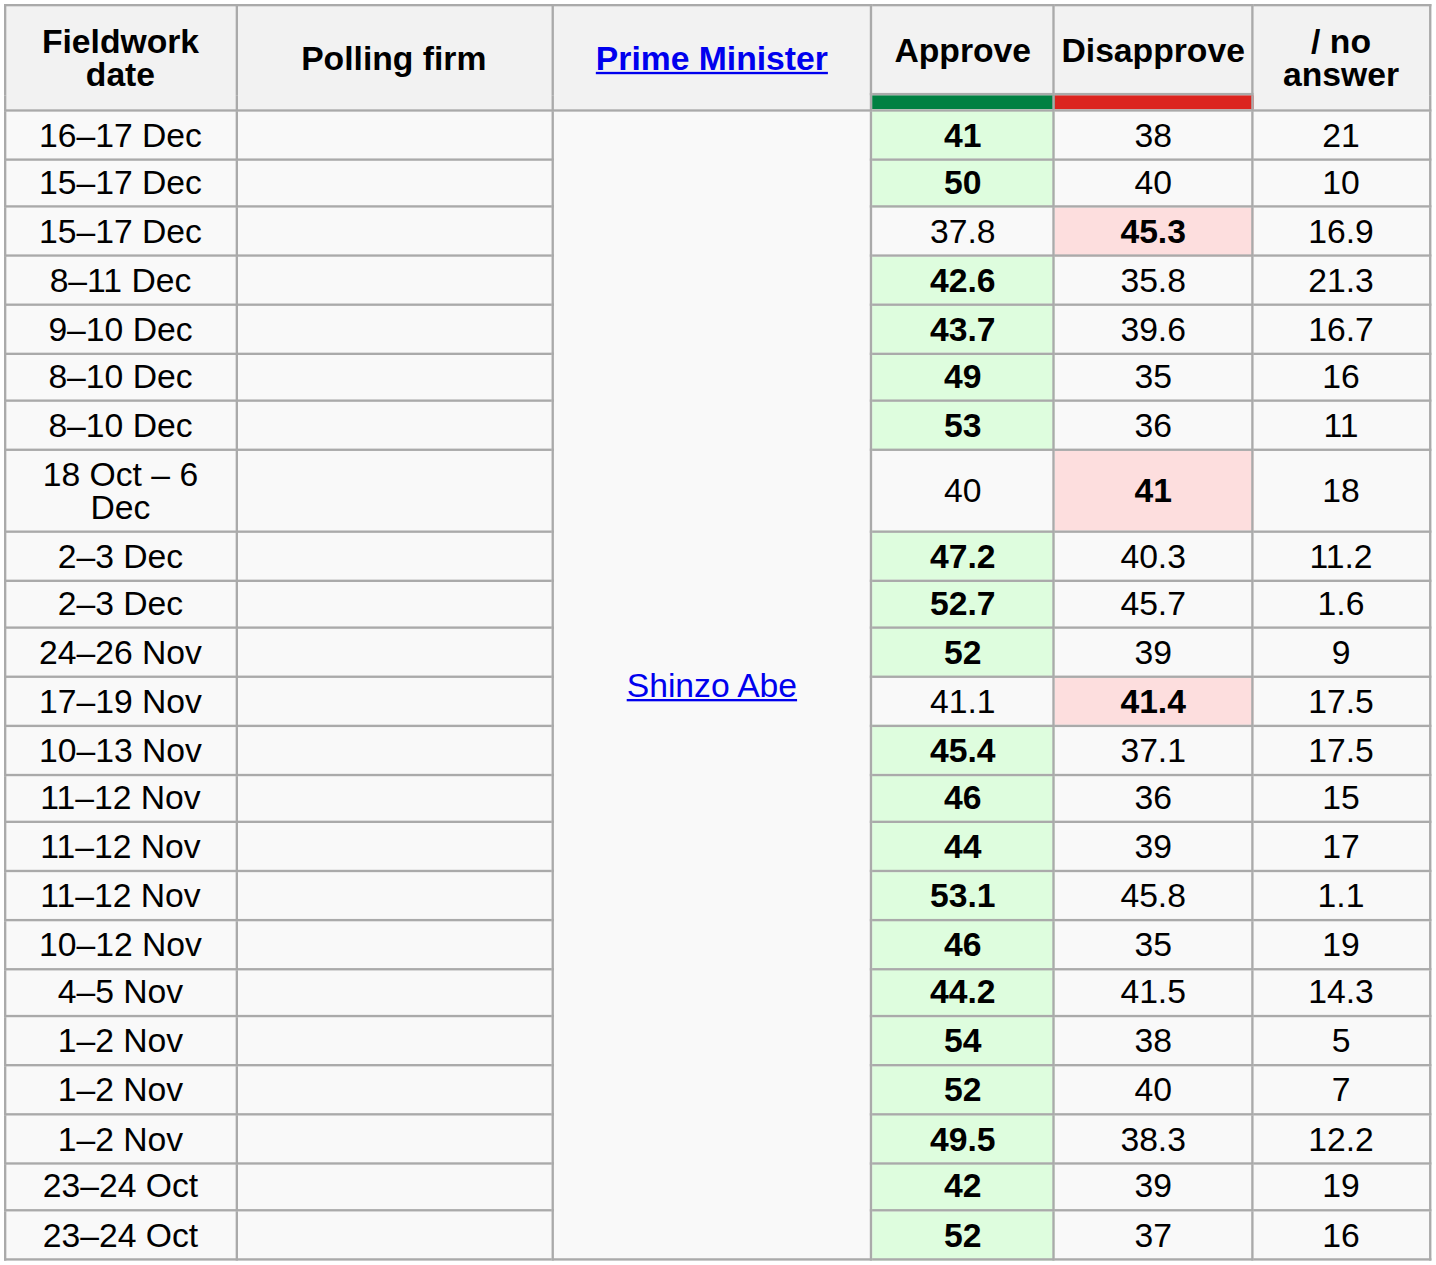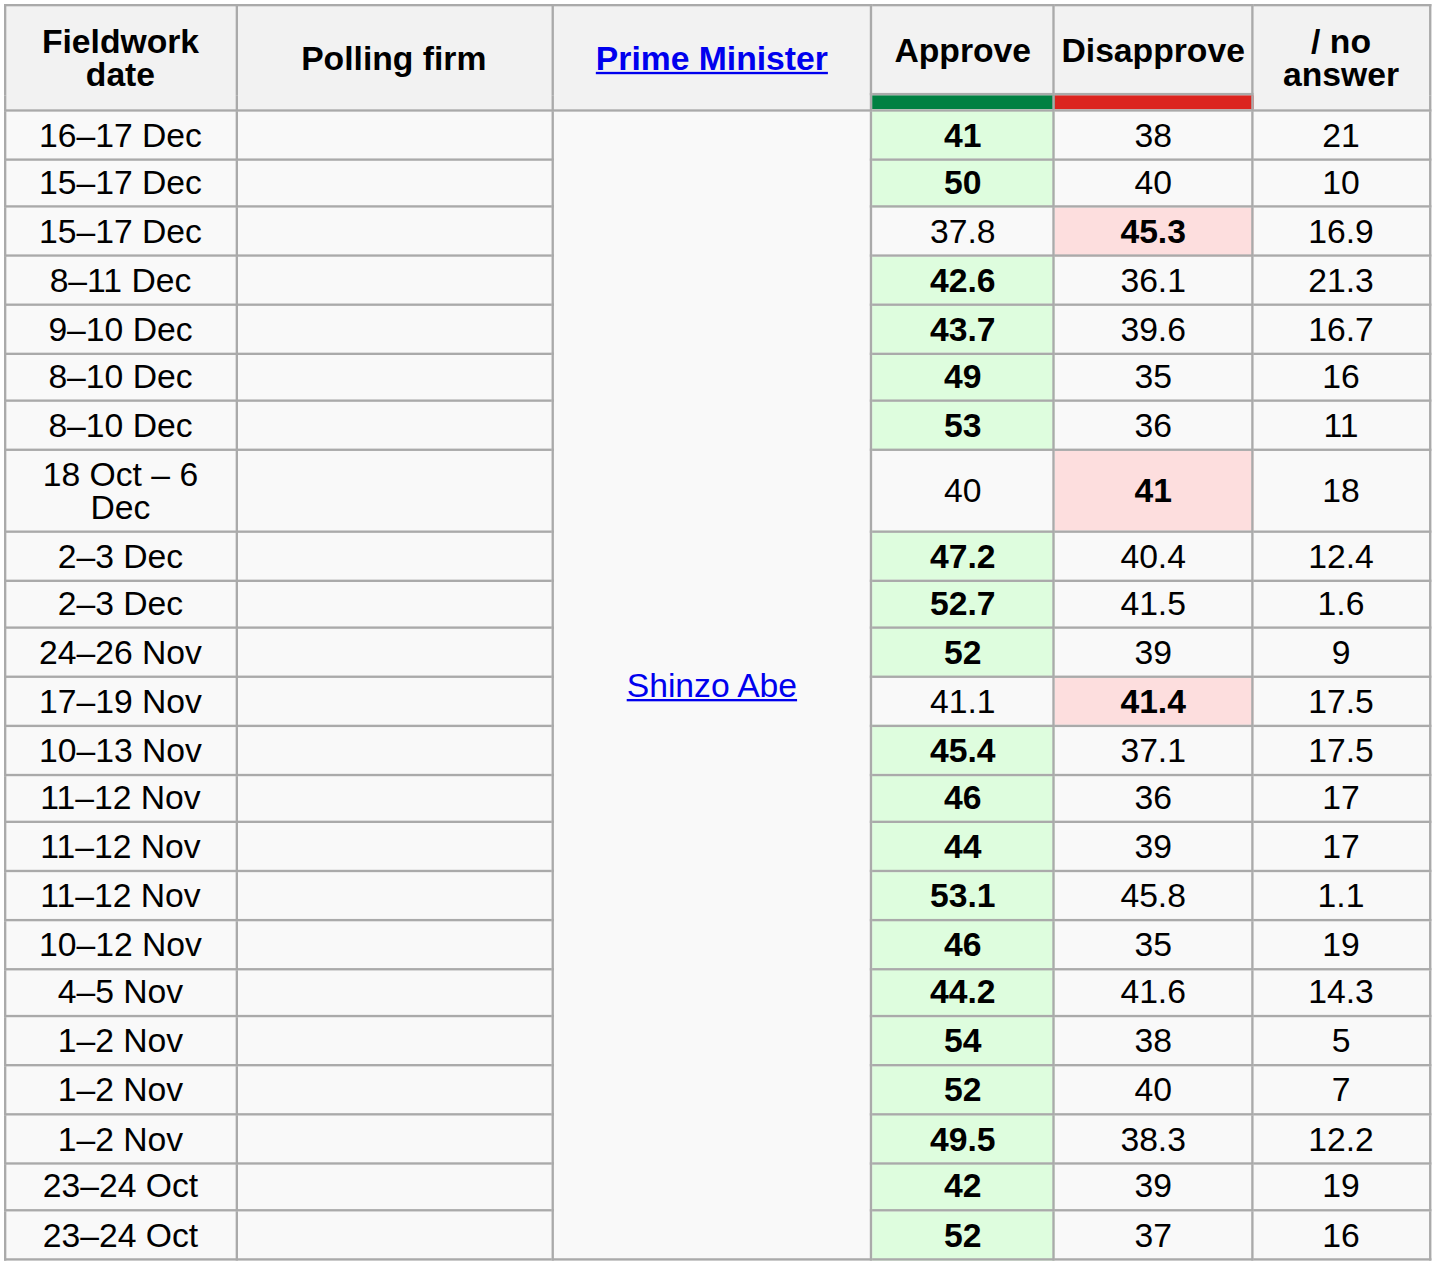(1153, 280) 35.8 -> (1153, 280) 36.1
(1153, 556) 40.3 -> (1153, 556) 40.4
(1341, 556) 11.2 -> (1341, 556) 12.4
(1153, 604) 45.7 -> (1153, 604) 41.5
(1341, 799) 15 -> (1341, 799) 17
(1153, 993) 41.5 -> (1153, 993) 41.6
